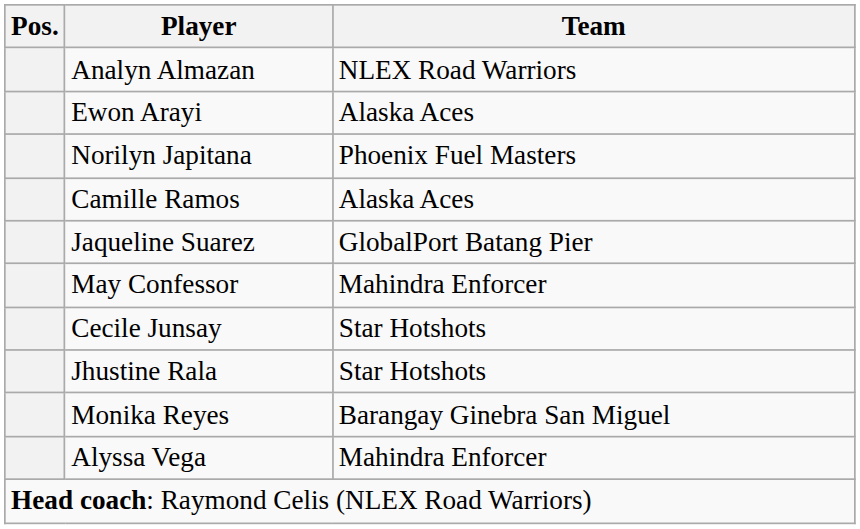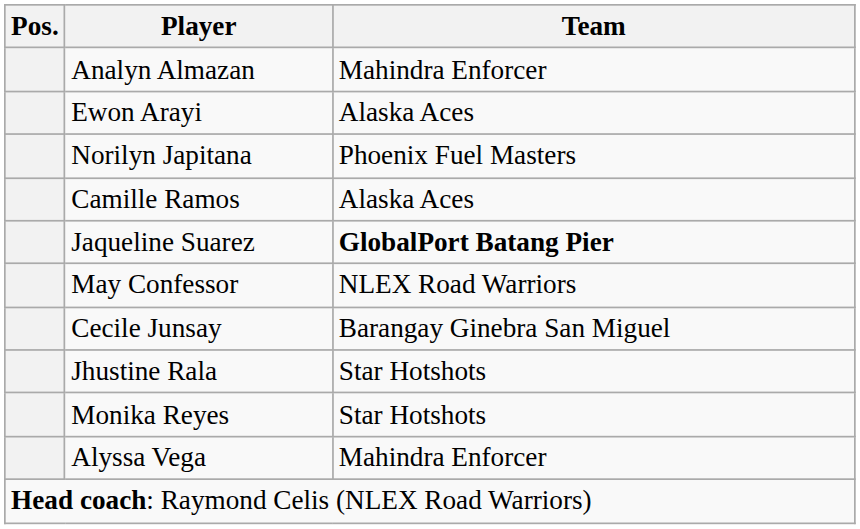(458, 69) NLEX Road Warriors -> (443, 69) Mahindra Enforcer
(466, 241) normal -> (476, 241) bold
(443, 284) Mahindra Enforcer -> (458, 284) NLEX Road Warriors
(412, 328) Star Hotshots -> (505, 328) Barangay Ginebra San Miguel
(505, 414) Barangay Ginebra San Miguel -> (412, 414) Star Hotshots
